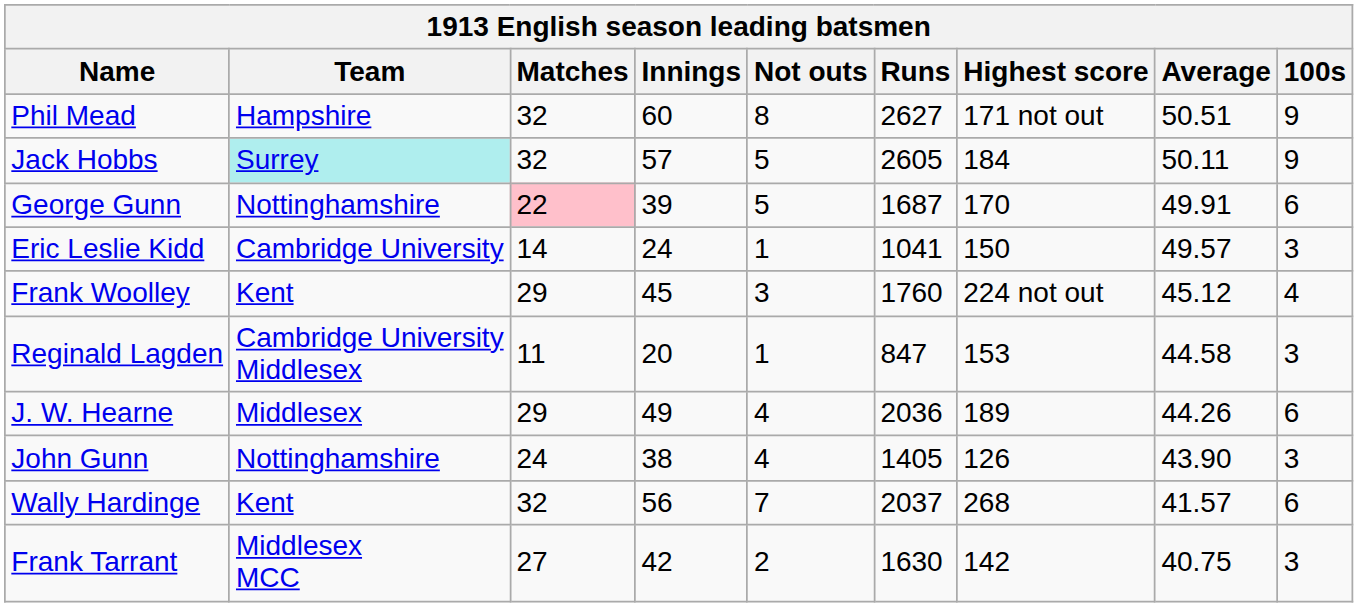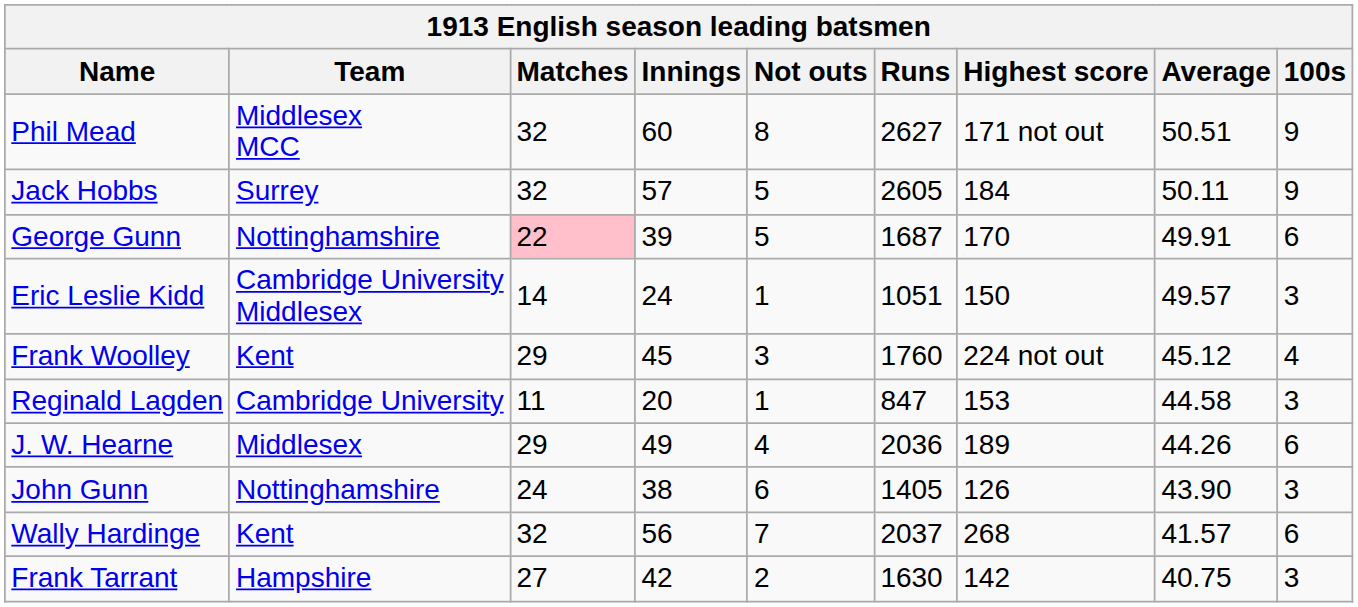(304, 115) Hampshire -> (299, 131) Middlesex MCC
(277, 159) paleturquoise background -> (277, 191) no background
(370, 248) Cambridge University -> (370, 295) Cambridge University Middlesex
(912, 248) 1041 -> (912, 295) 1051
(370, 353) Cambridge University Middlesex -> (370, 400) Cambridge University
(762, 457) 4 -> (762, 489) 6
(299, 562) Middlesex MCC -> (304, 578) Hampshire
